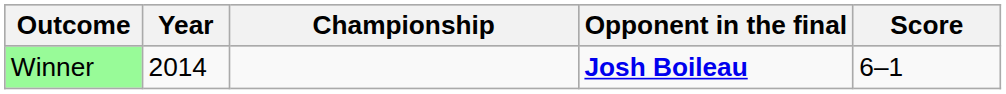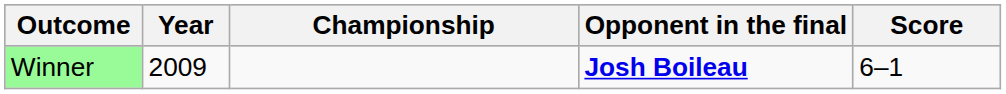(178, 66) 2014 -> (178, 66) 2009
